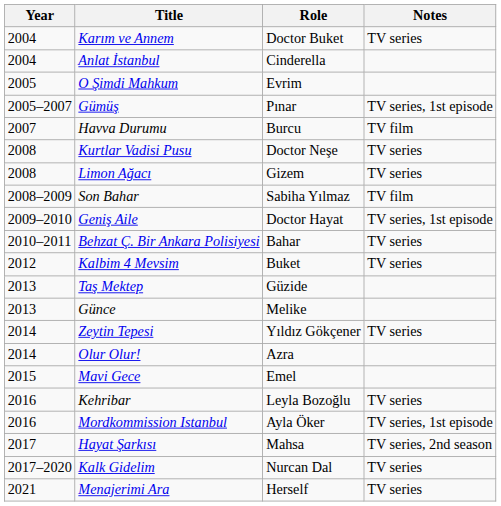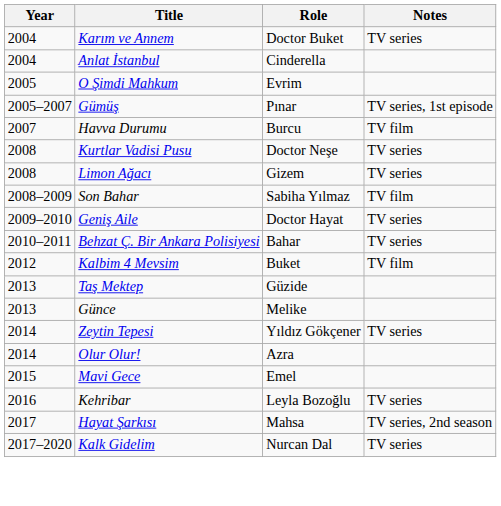(430, 219) TV series, 1st episode -> (395, 219) TV series
(395, 264) TV series -> (390, 264) TV film
- row: (153, 422)
- row: (124, 490)
